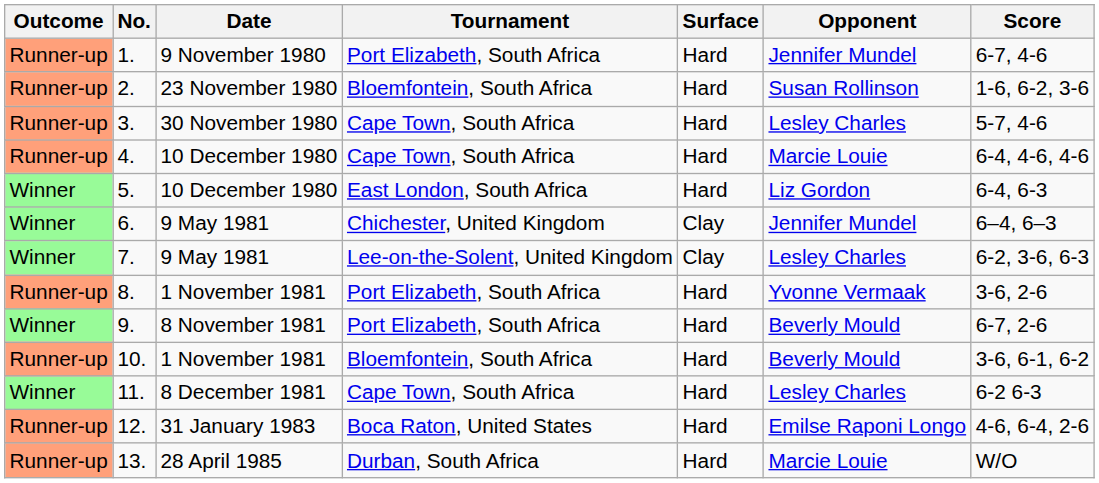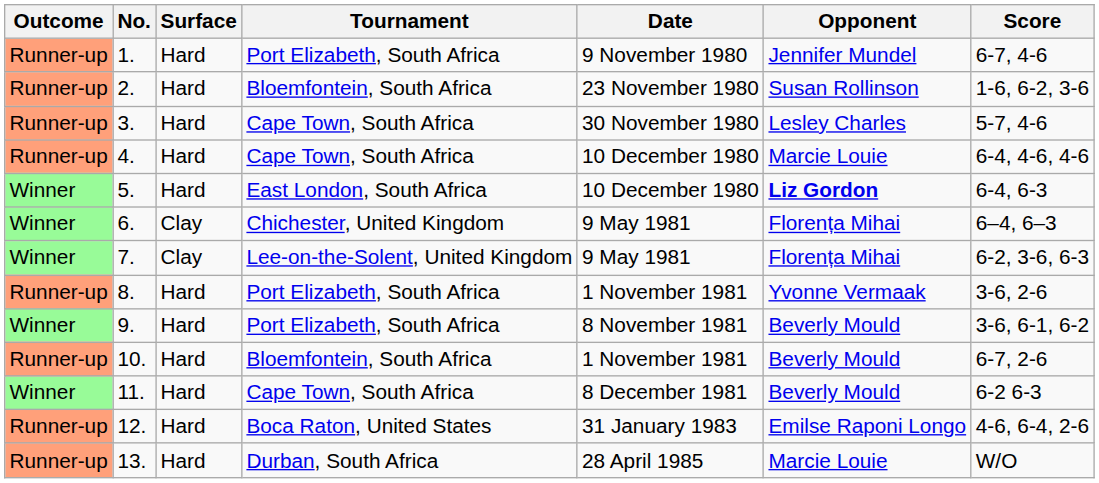columns swapped: (249, 20) <-> (721, 20)
(819, 189) normal -> (823, 189) bold
(842, 223) Jennifer Mundel -> (834, 223) Florența Mihai
(837, 257) Lesley Charles -> (834, 257) Florența Mihai
(1012, 324) 6-7, 2-6 -> (1032, 324) 3-6, 6-1, 6-2
(1032, 358) 3-6, 6-1, 6-2 -> (1012, 358) 6-7, 2-6
(837, 392) Lesley Charles -> (834, 392) Beverly Mould
